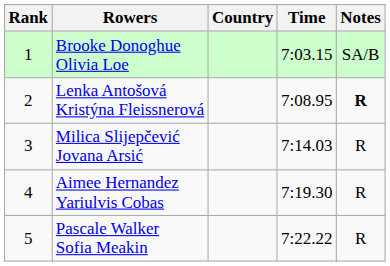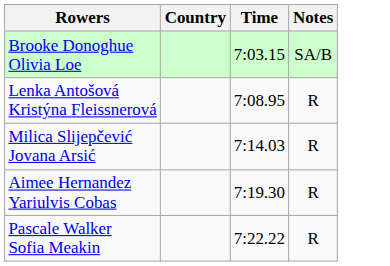- column: (28, 17)
(361, 100) bold -> (313, 100) normal
